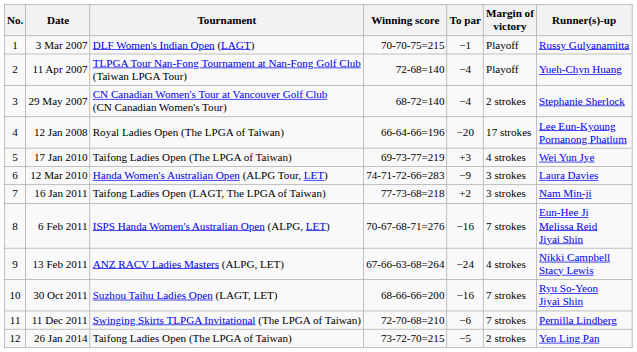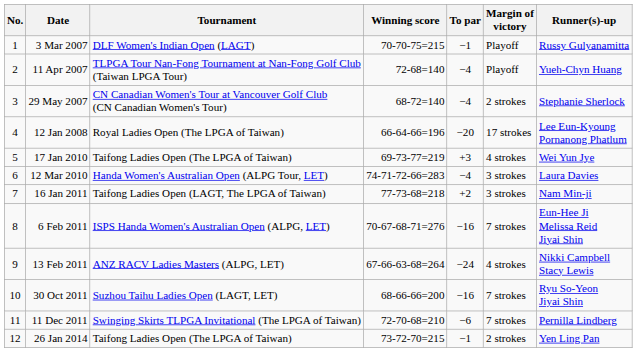(465, 176) −9 -> (465, 176) −4
(465, 338) −5 -> (465, 338) −1
